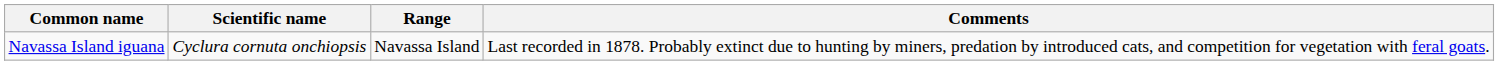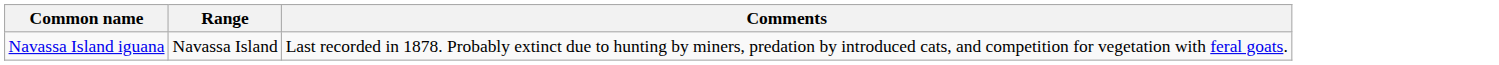- column: (269, 18)
